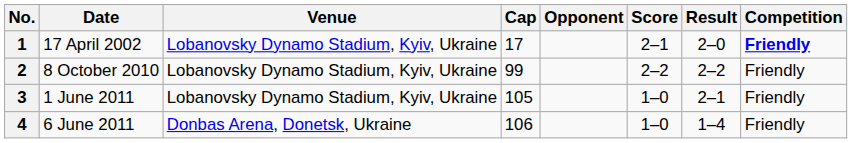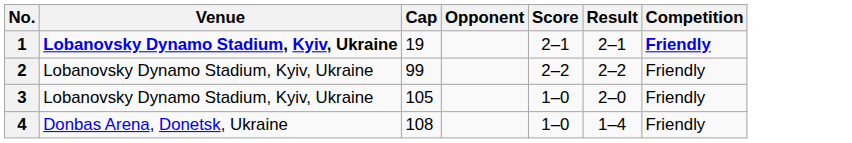- column: (101, 17)
(332, 44) normal -> (220, 44) bold
(514, 44) 17 -> (415, 44) 19
(711, 44) 2–0 -> (612, 44) 2–1
(711, 97) 2–1 -> (612, 97) 2–0
(519, 124) 106 -> (419, 124) 108
